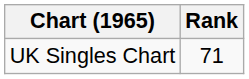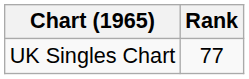(212, 55) 71 -> (212, 55) 77
